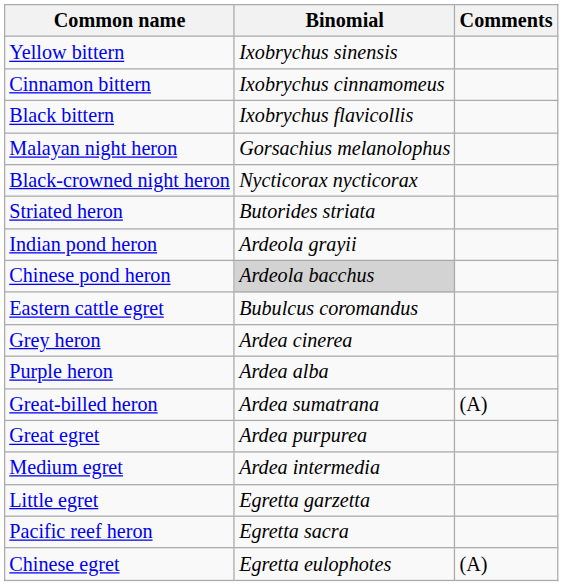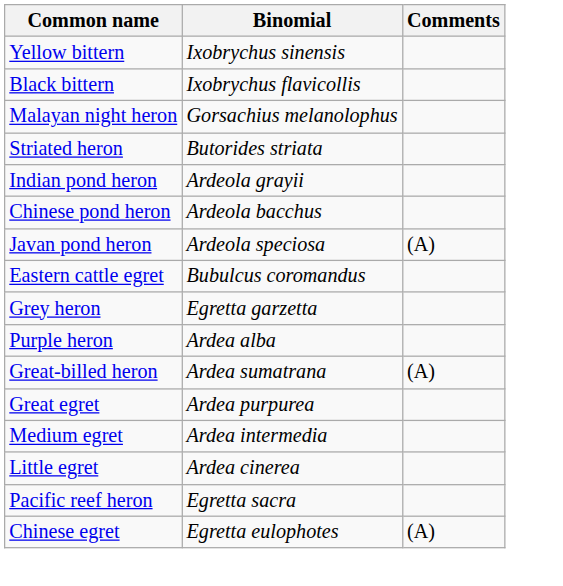- row: (80, 84)
- row: (120, 180)
(307, 276) lightgrey background -> (254, 212) no background
+ row: (80, 244)
(296, 340) Ardea cinerea -> (252, 308) Egretta garzetta
(305, 500) Egretta garzetta -> (243, 468) Ardea cinerea
